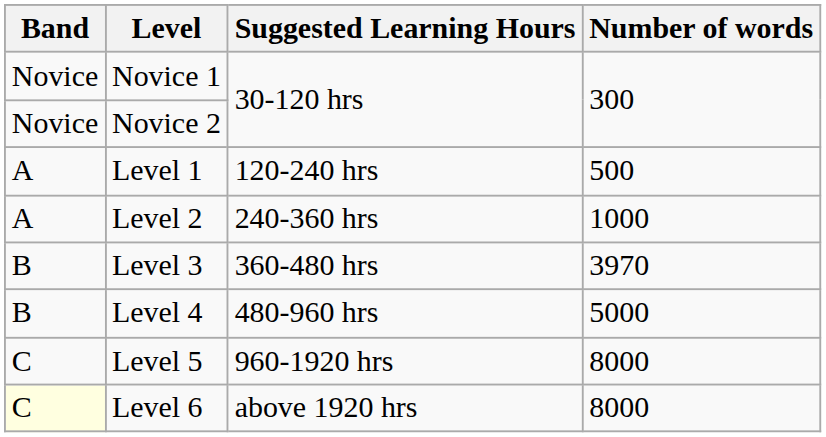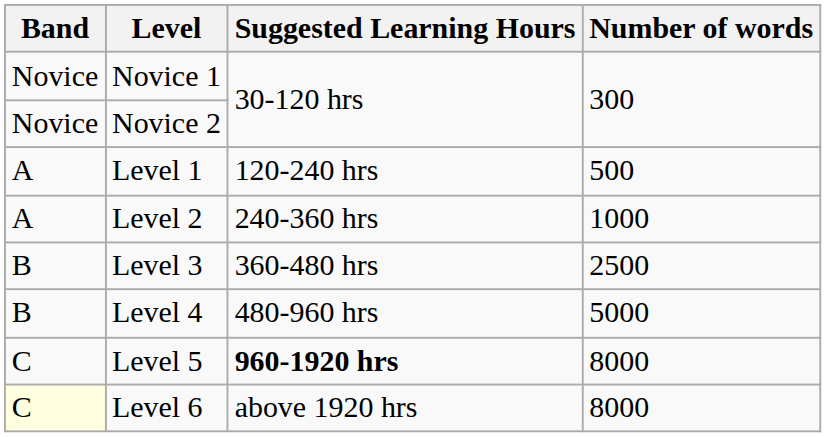(619, 265) 3970 -> (619, 265) 2500
(314, 360) normal -> (317, 360) bold
